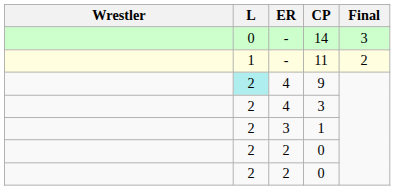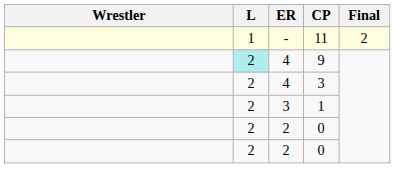- row: (286, 38)
